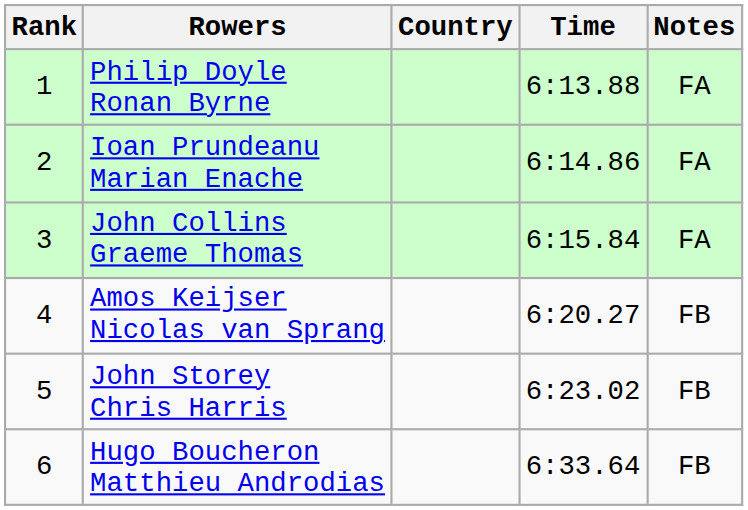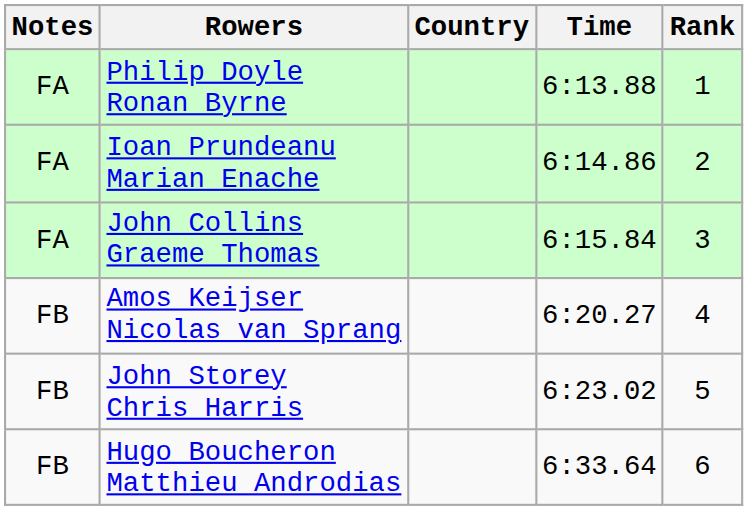columns swapped: (44, 27) <-> (694, 27)
